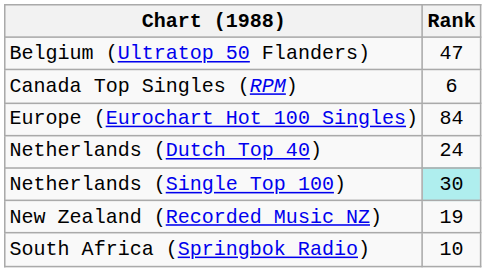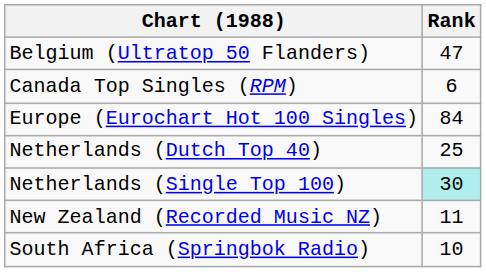(452, 152) 24 -> (452, 152) 25
(452, 217) 19 -> (452, 217) 11
